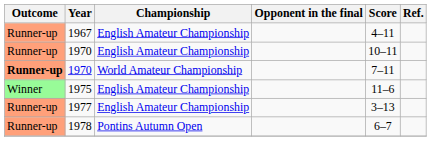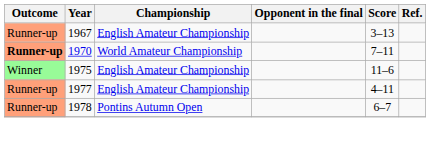(383, 32) 4–11 -> (382, 32) 3–13
- row: (80, 51)
(383, 107) 3–13 -> (382, 88) 4–11
